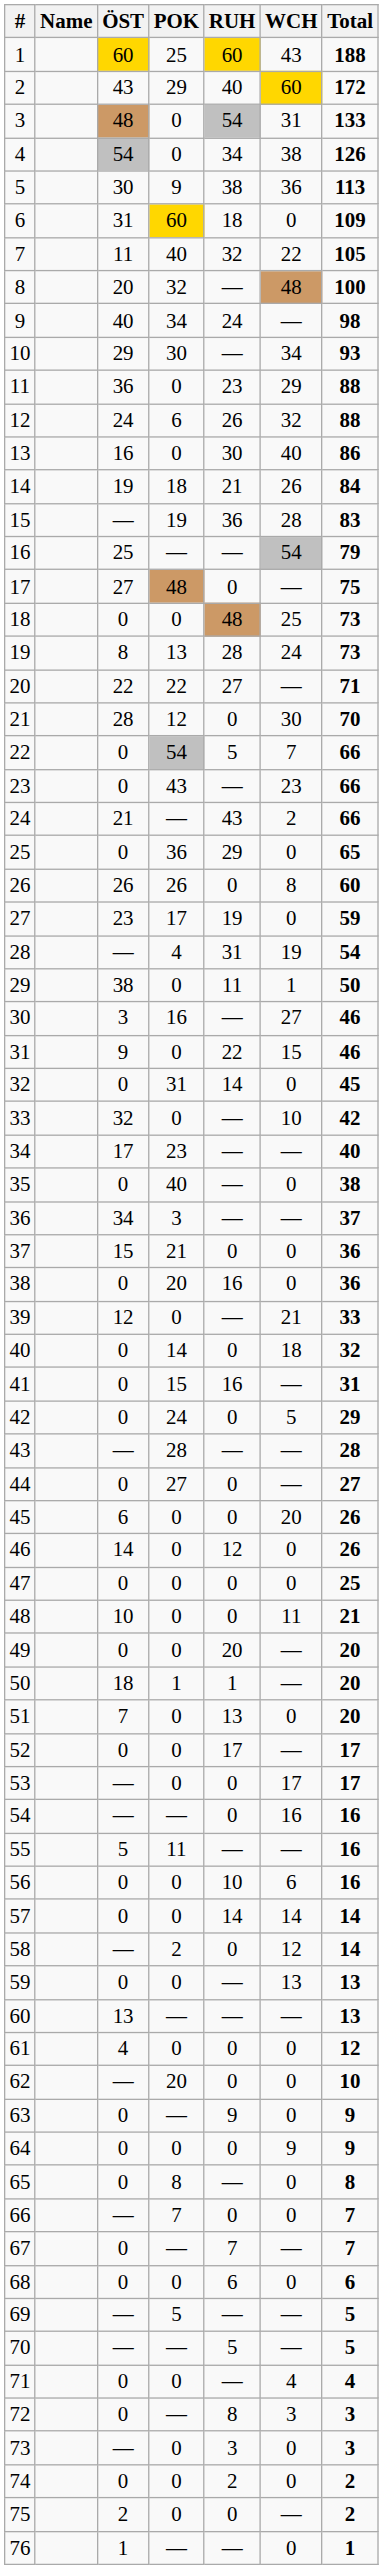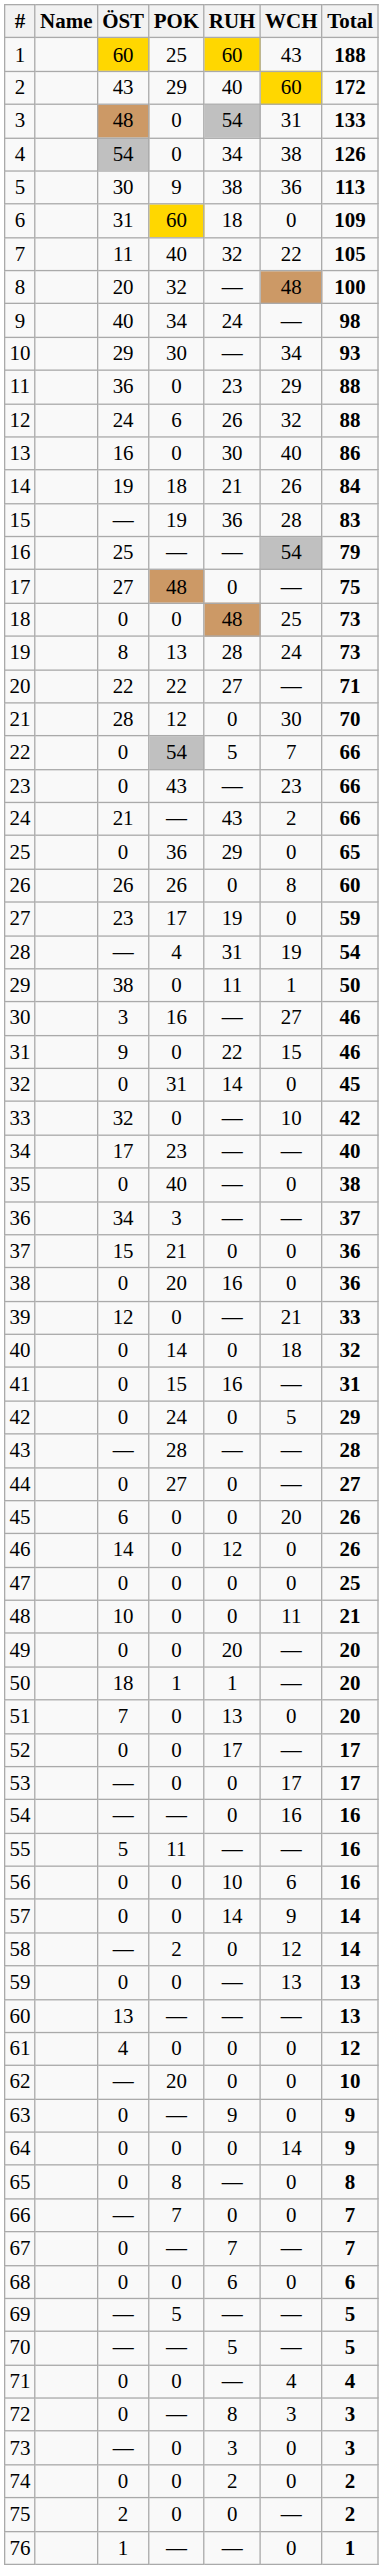(291, 1915) 14 -> (291, 1915) 9
(291, 2148) 9 -> (291, 2148) 14
